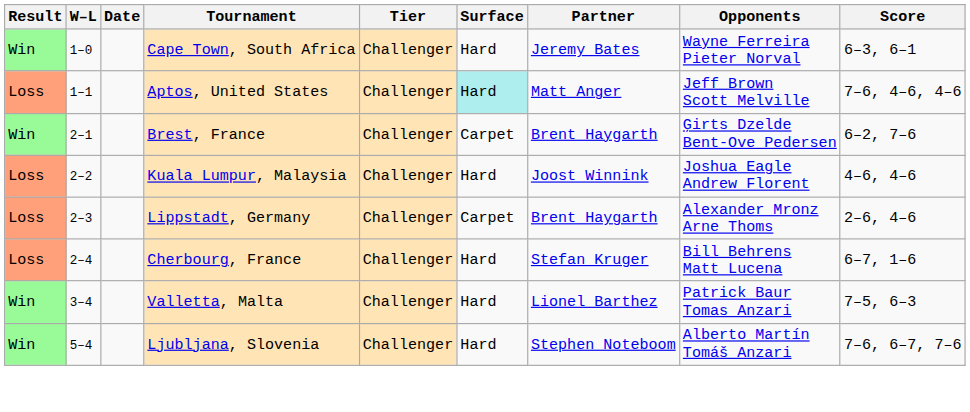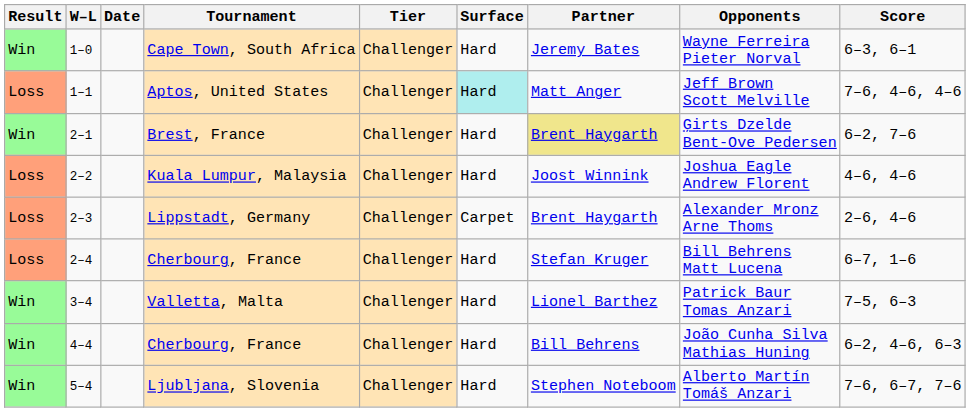(488, 134) Carpet -> (478, 134) Hard
(594, 134) no background -> (594, 134) khaki background
+ row: (81, 345)
